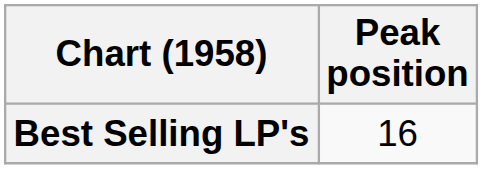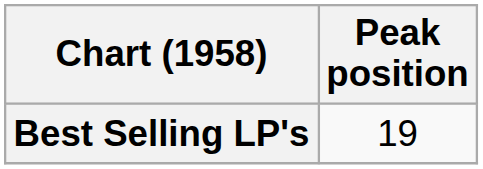(398, 132) 16 -> (398, 132) 19
